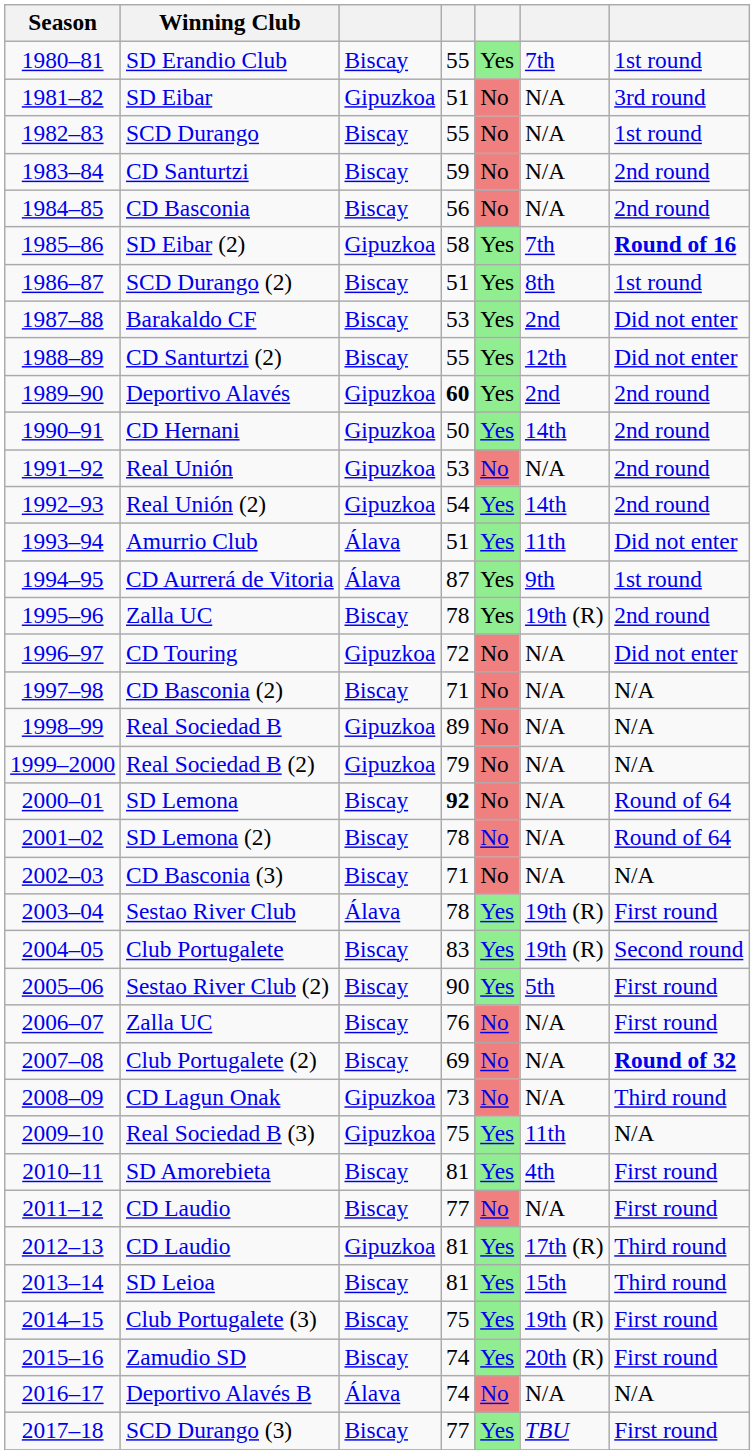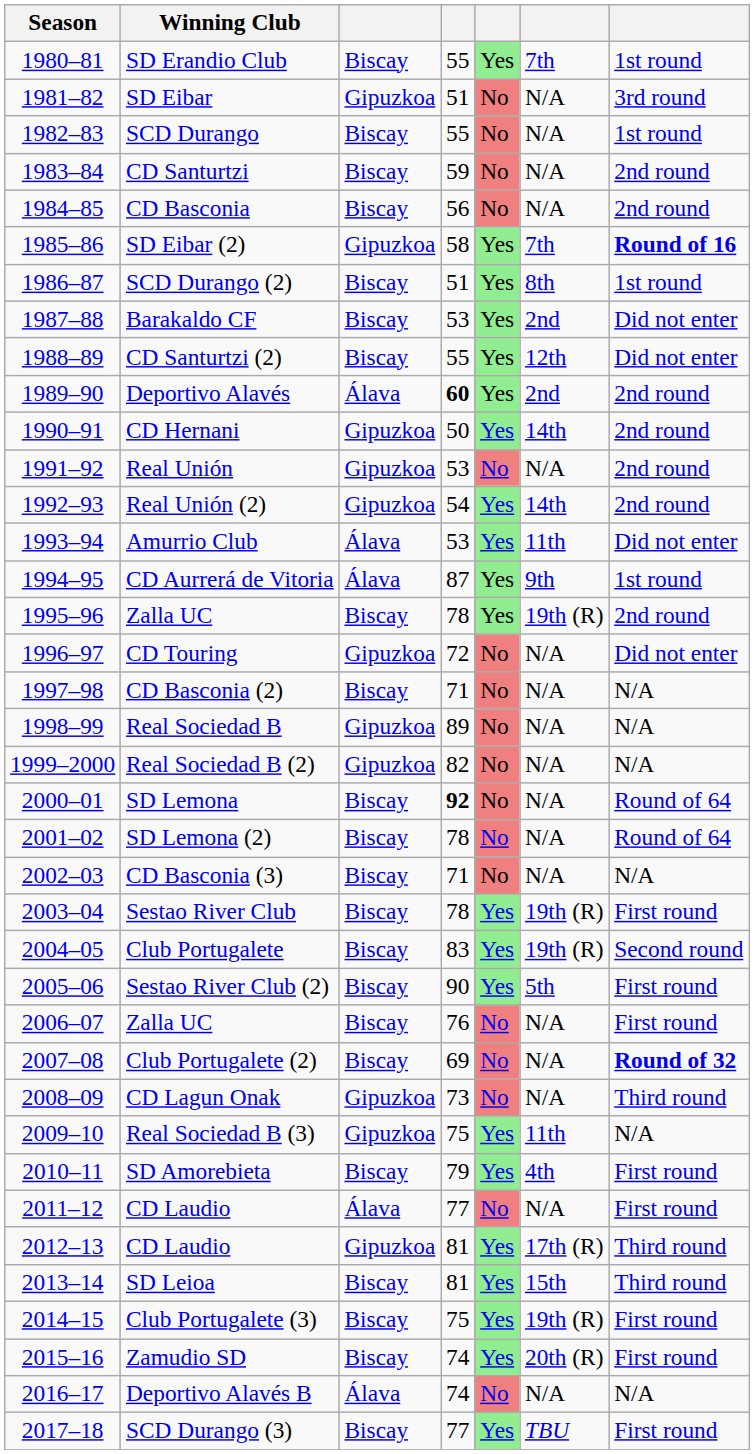(390, 393) Gipuzkoa -> (372, 393) Álava
(458, 541) 51 -> (458, 541) 53
(458, 763) 79 -> (458, 763) 82
(372, 912) Álava -> (376, 912) Biscay
(458, 1171) 81 -> (458, 1171) 79
(376, 1208) Biscay -> (372, 1208) Álava
